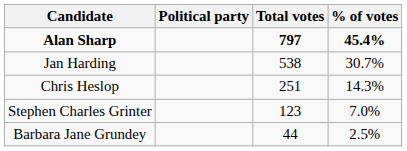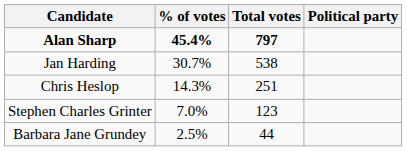columns swapped: (204, 16) <-> (365, 16)
